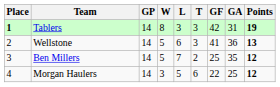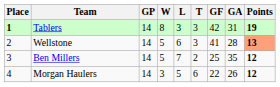(233, 43) 36 -> (233, 43) 28
(252, 43) no background -> (252, 43) lightsalmon background
(233, 74) 25 -> (233, 74) 26
